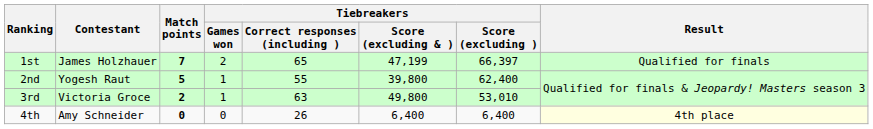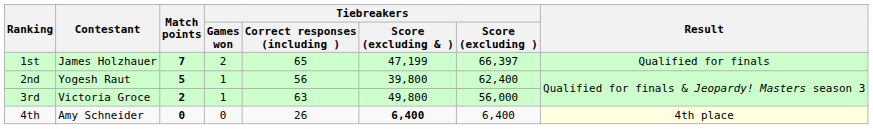(301, 79) 55 -> (301, 79) 56
(498, 97) 53,010 -> (498, 97) 56,000
(408, 115) normal -> (408, 115) bold
